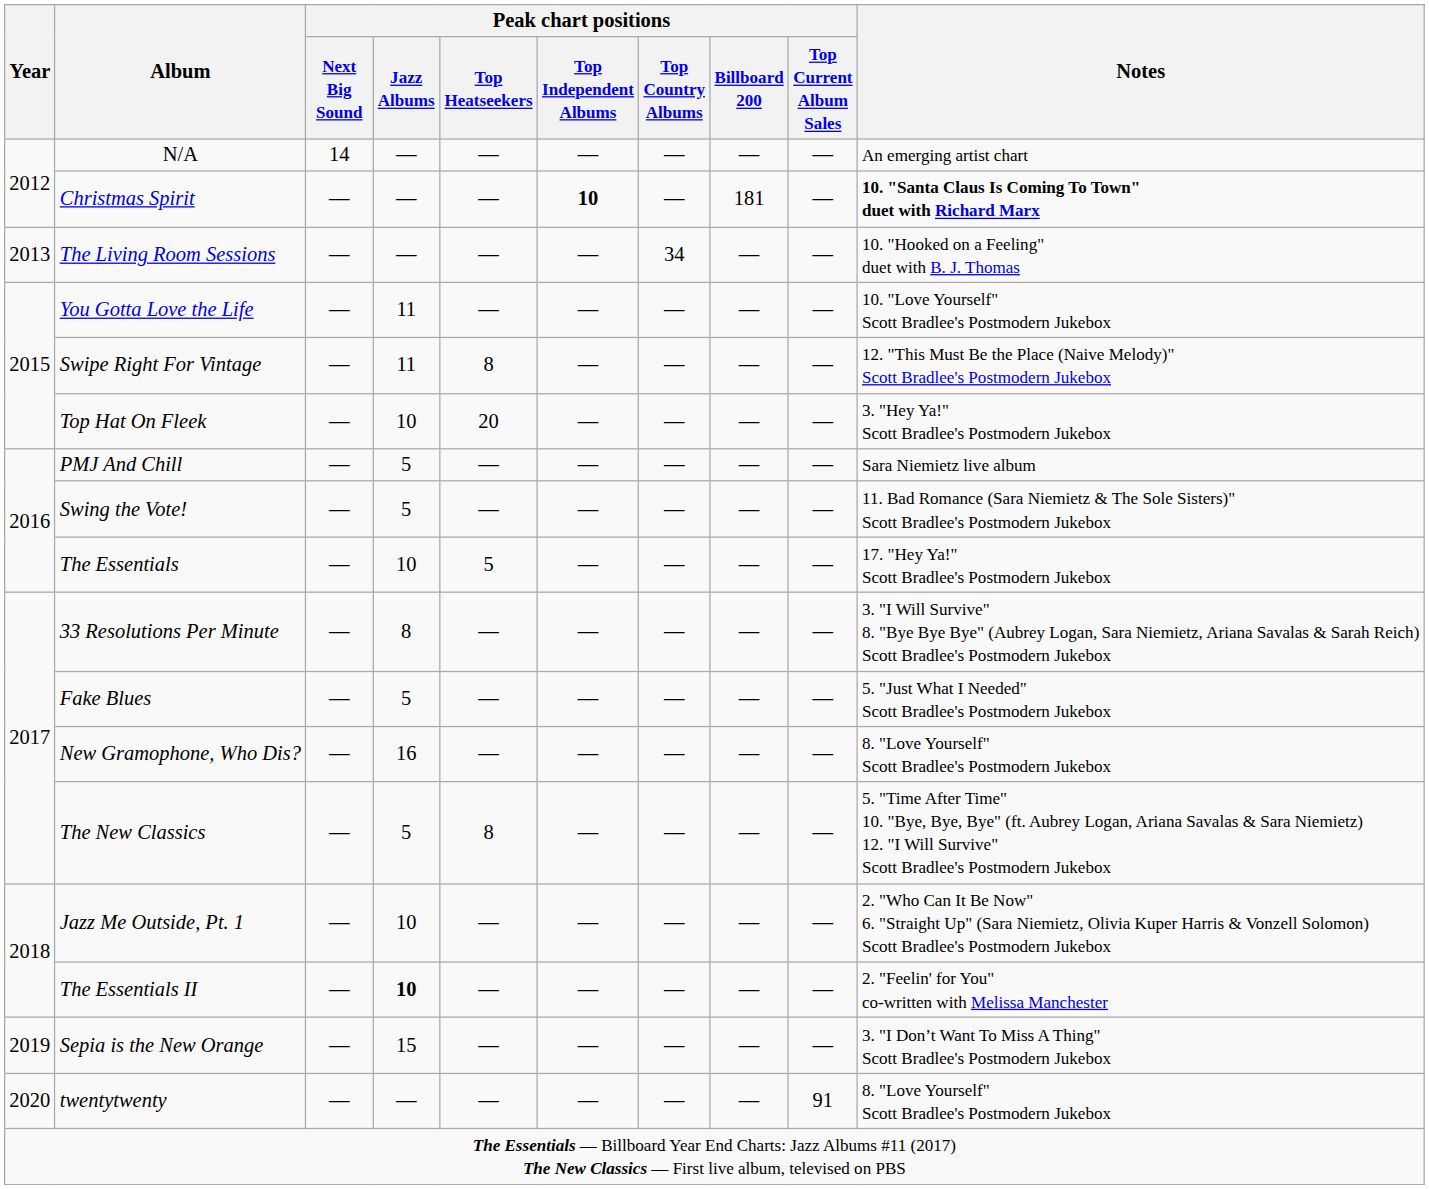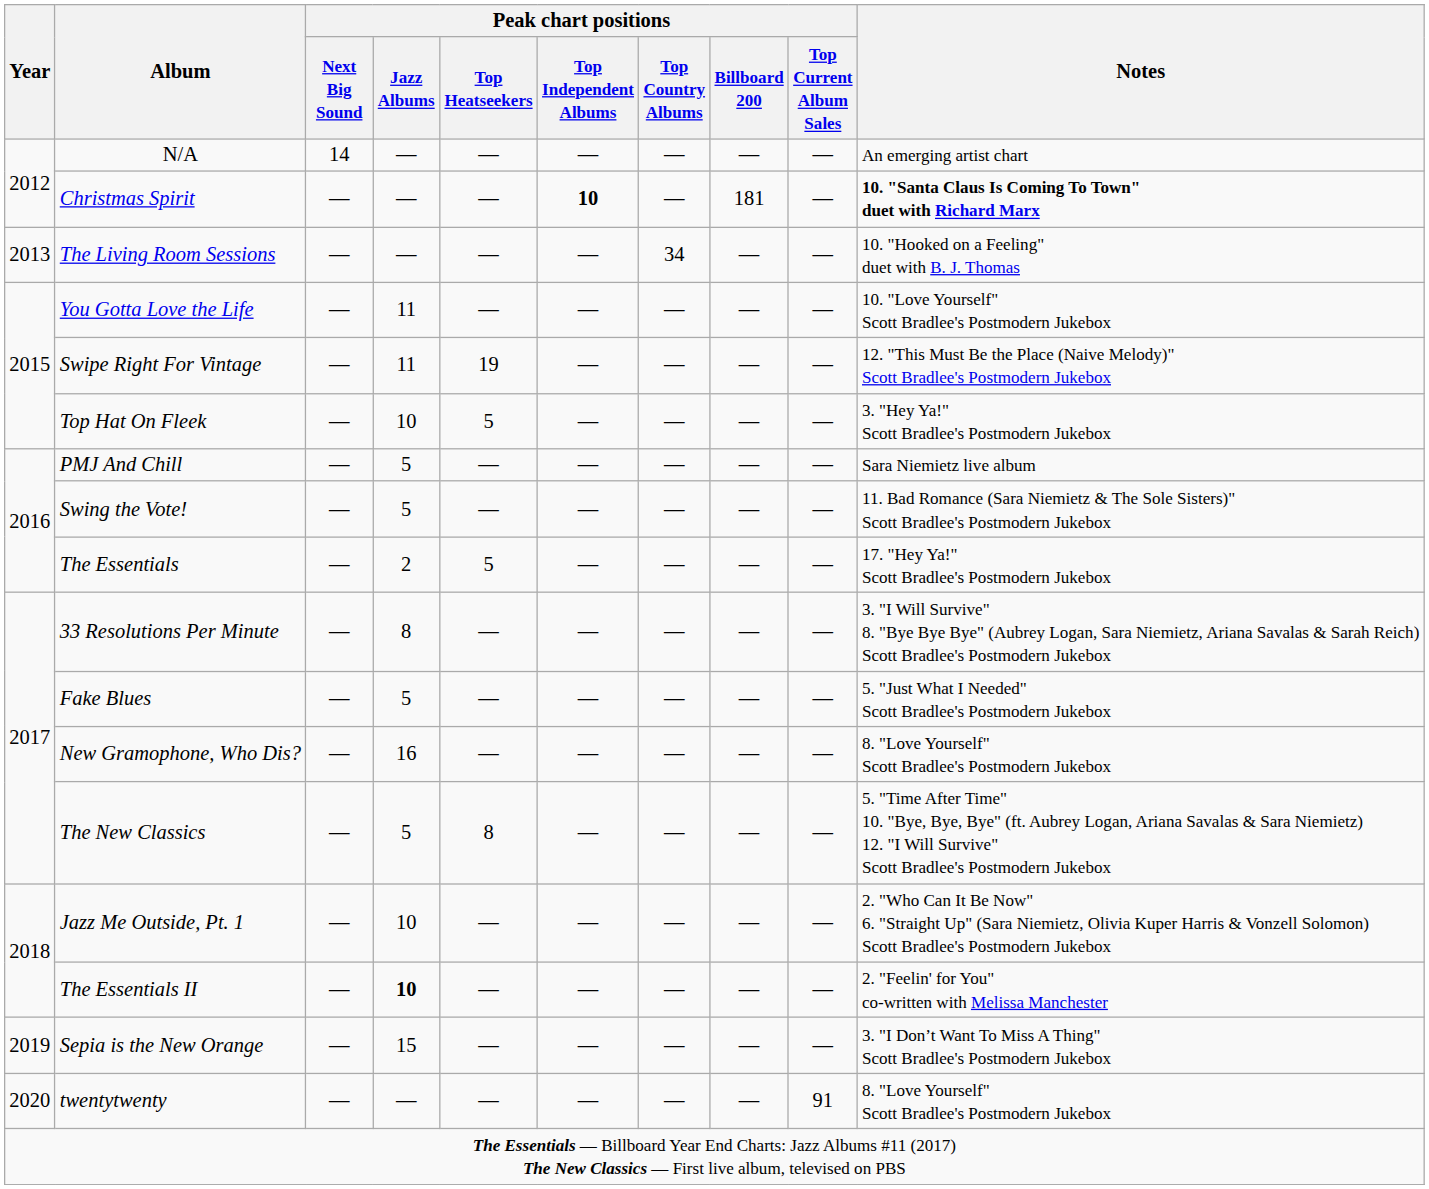(489, 365) 8 -> (489, 365) 19
(489, 420) 20 -> (489, 420) 5
(406, 564) 10 -> (406, 564) 2
